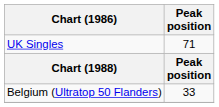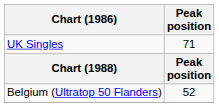(189, 93) 33 -> (189, 93) 52
